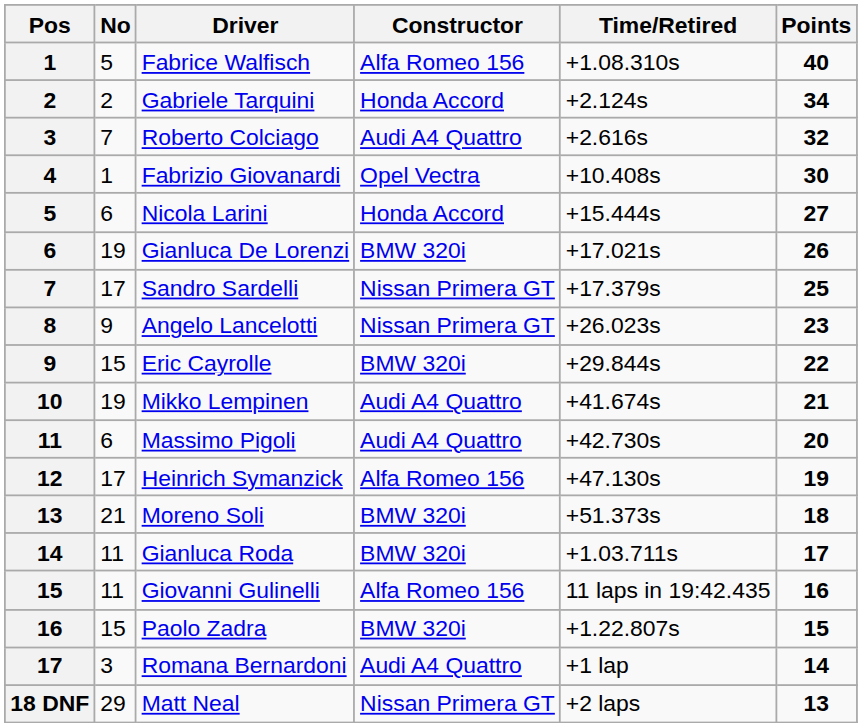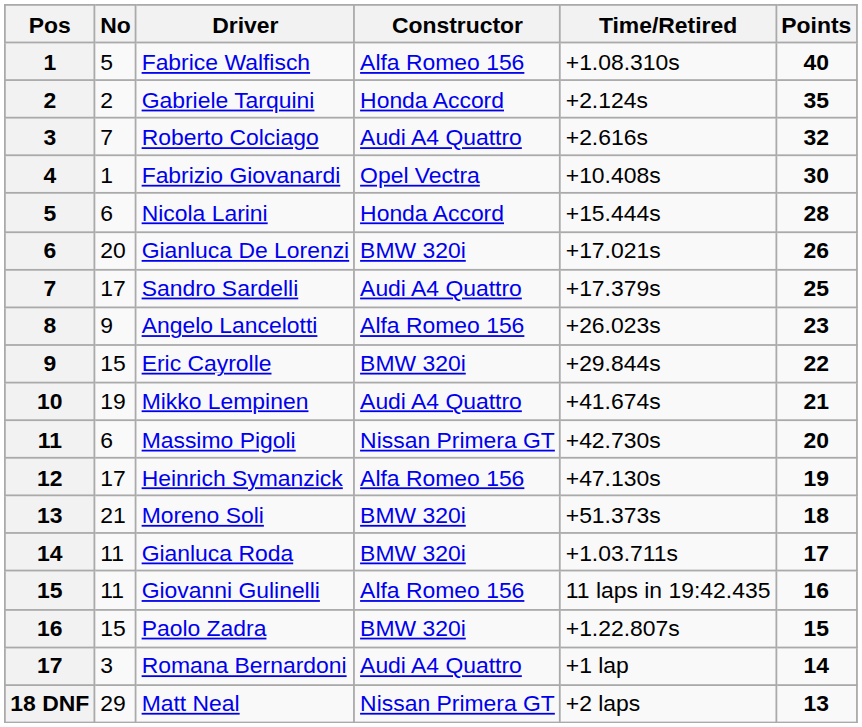(816, 99) 34 -> (816, 99) 35
(816, 212) 27 -> (816, 212) 28
(113, 250) 19 -> (113, 250) 20
(457, 288) Nissan Primera GT -> (441, 288) Audi A4 Quattro
(457, 326) Nissan Primera GT -> (442, 326) Alfa Romeo 156
(441, 439) Audi A4 Quattro -> (457, 439) Nissan Primera GT
